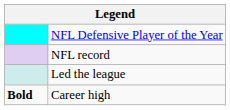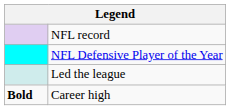rows swapped: (137, 34) <-> (80, 54)
